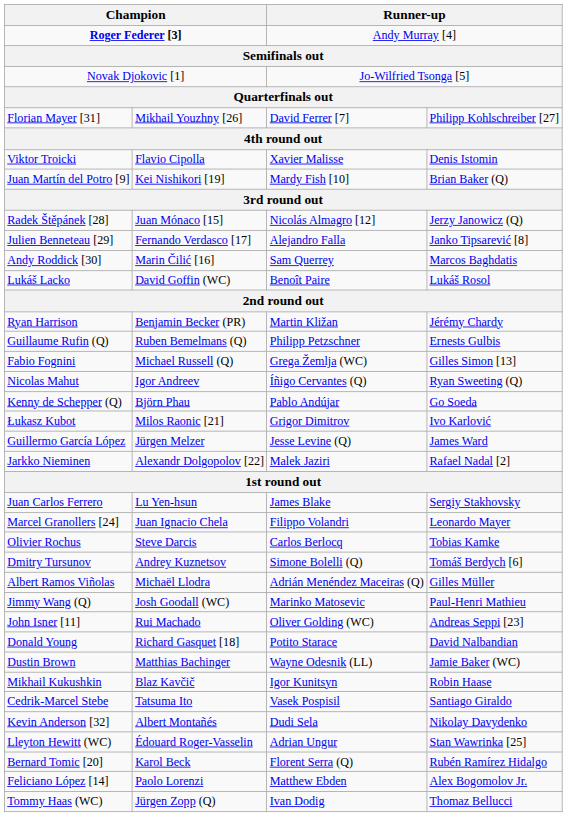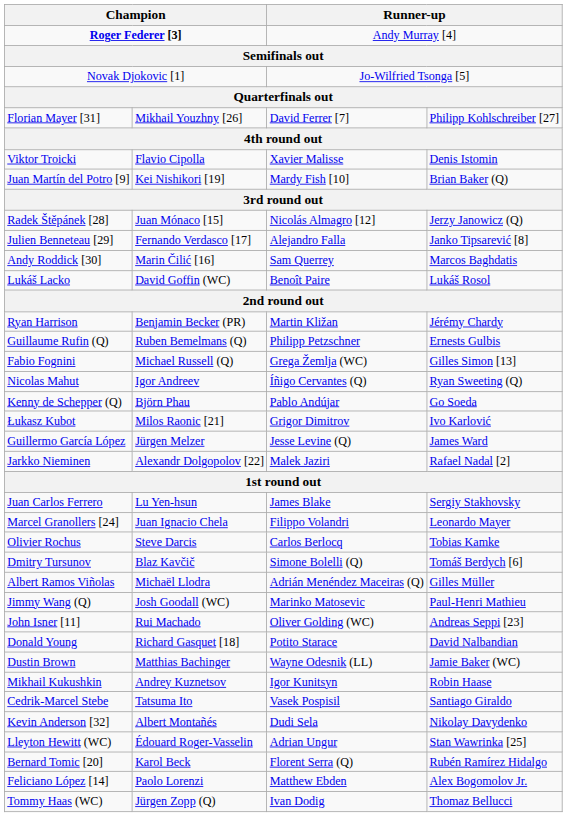(181, 562) Andrey Kuznetsov -> (165, 562) Blaz Kavčič
(165, 682) Blaz Kavčič -> (181, 682) Andrey Kuznetsov
